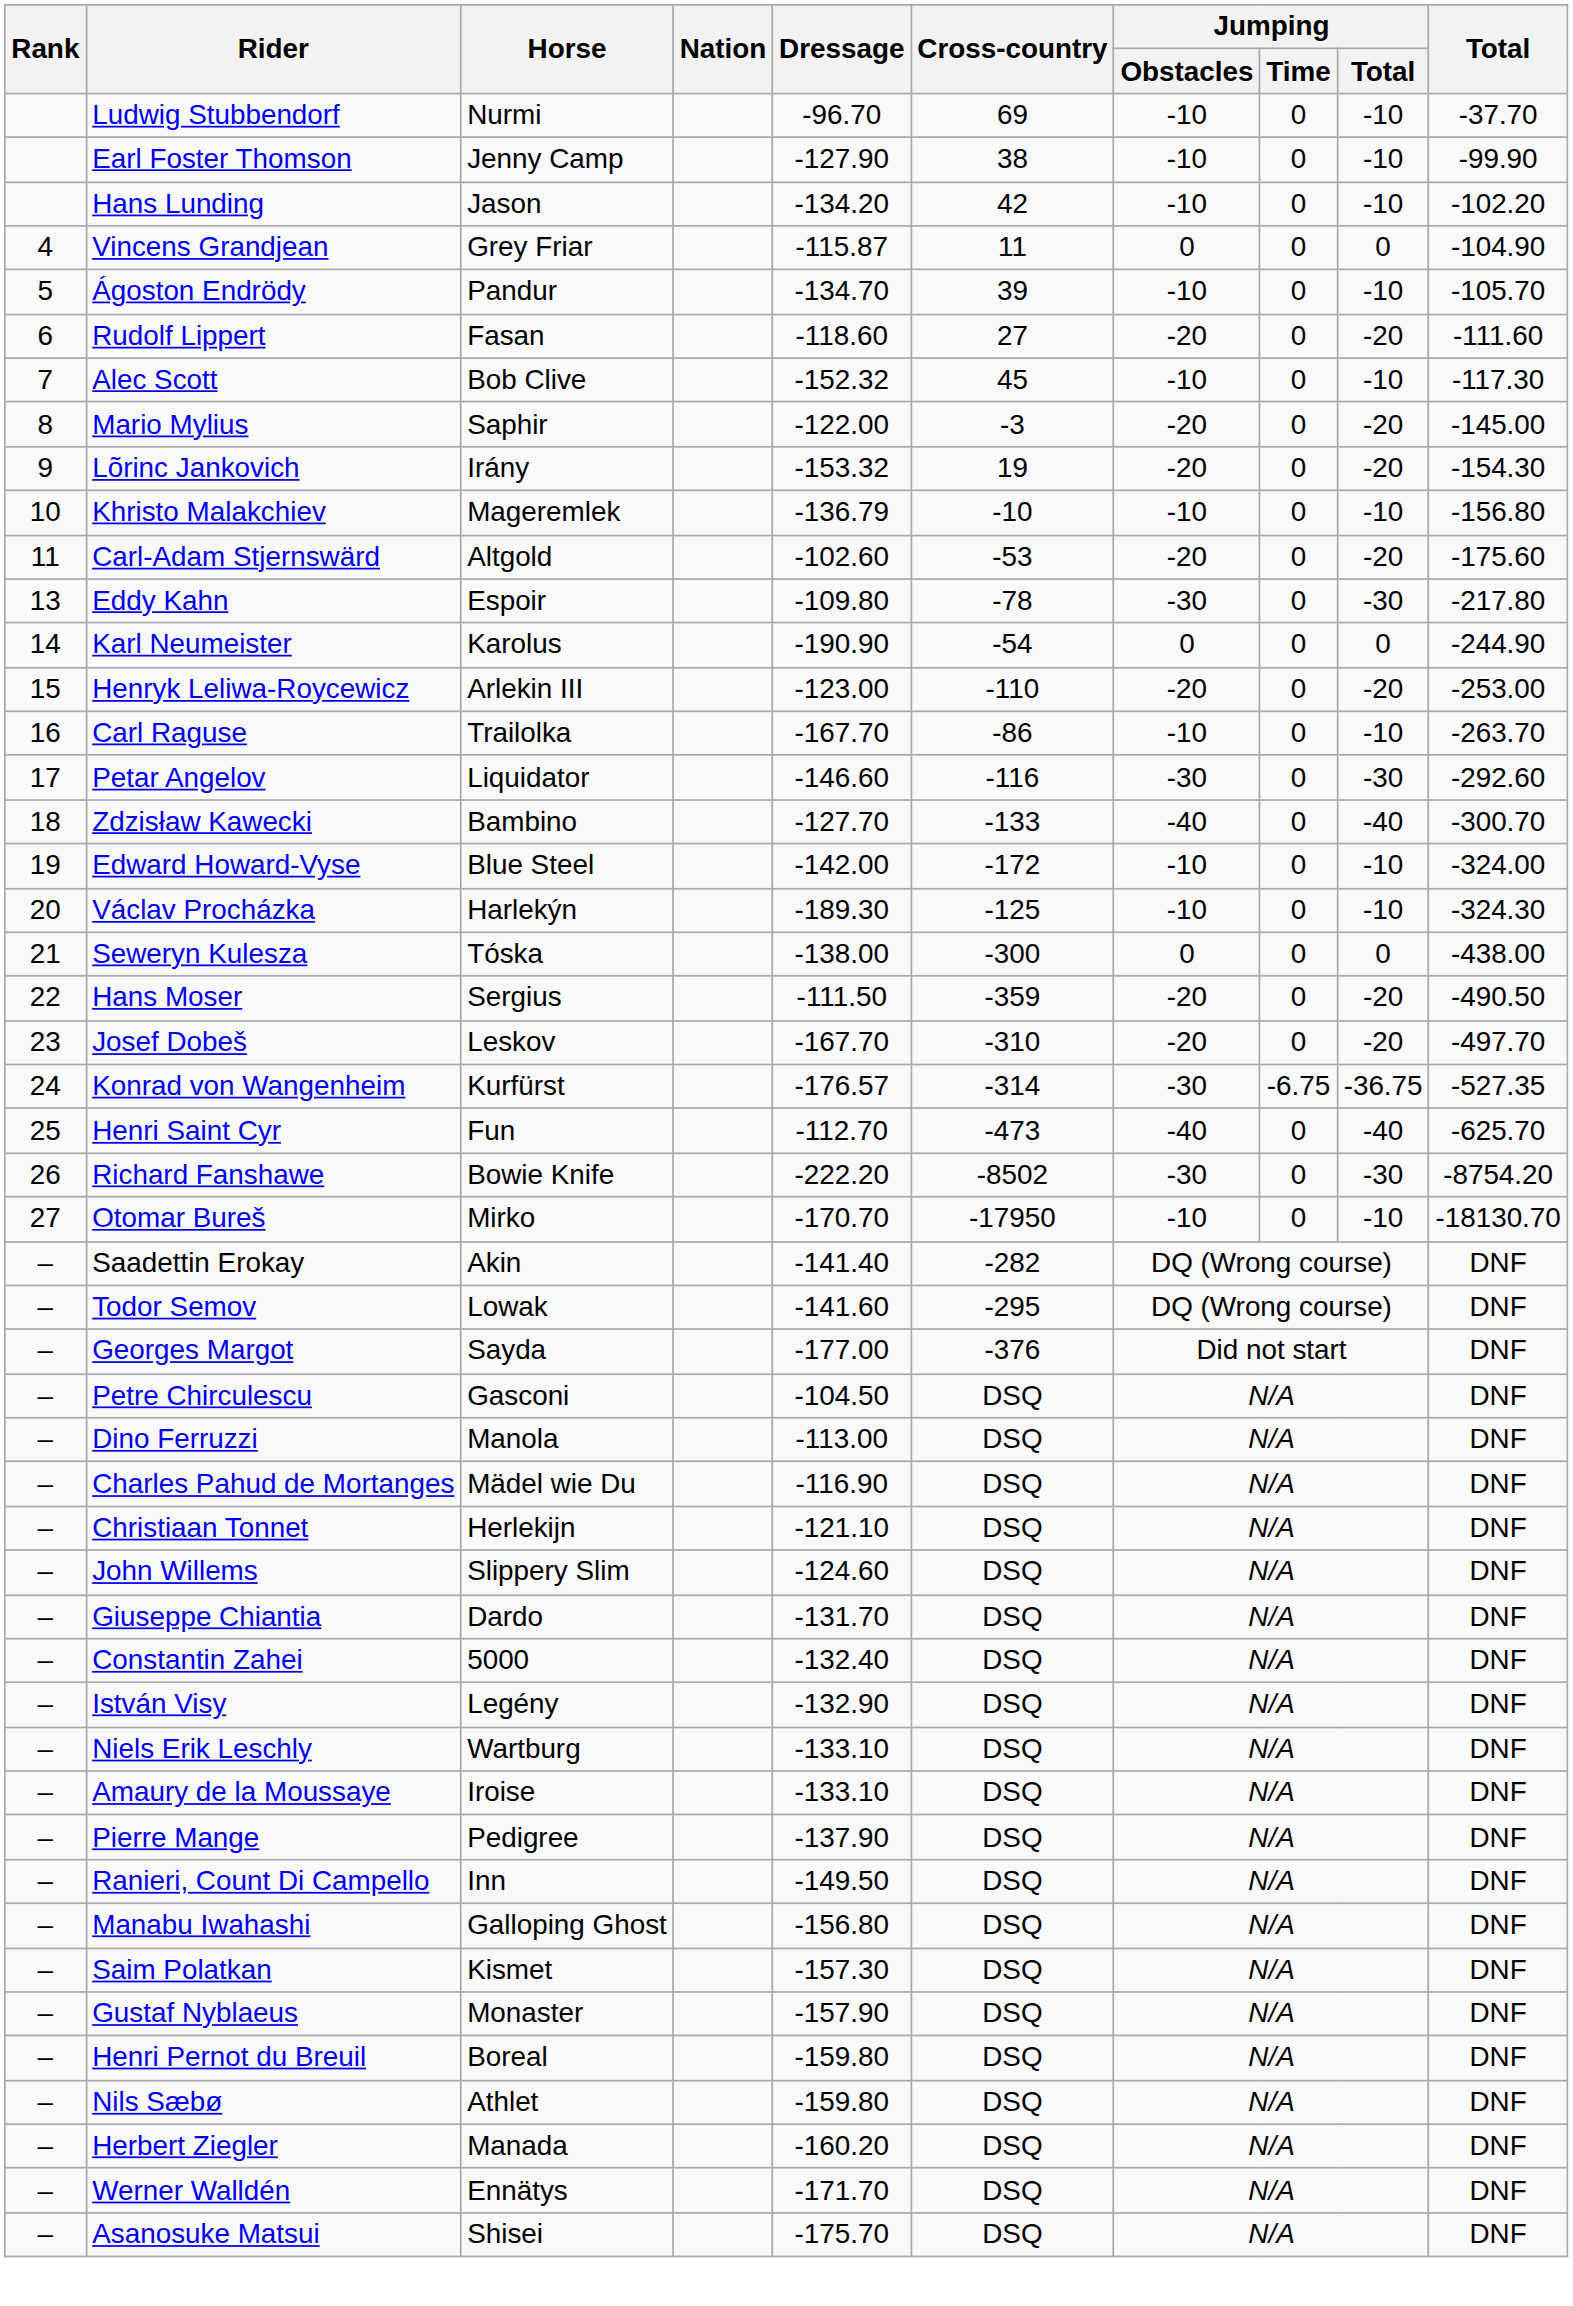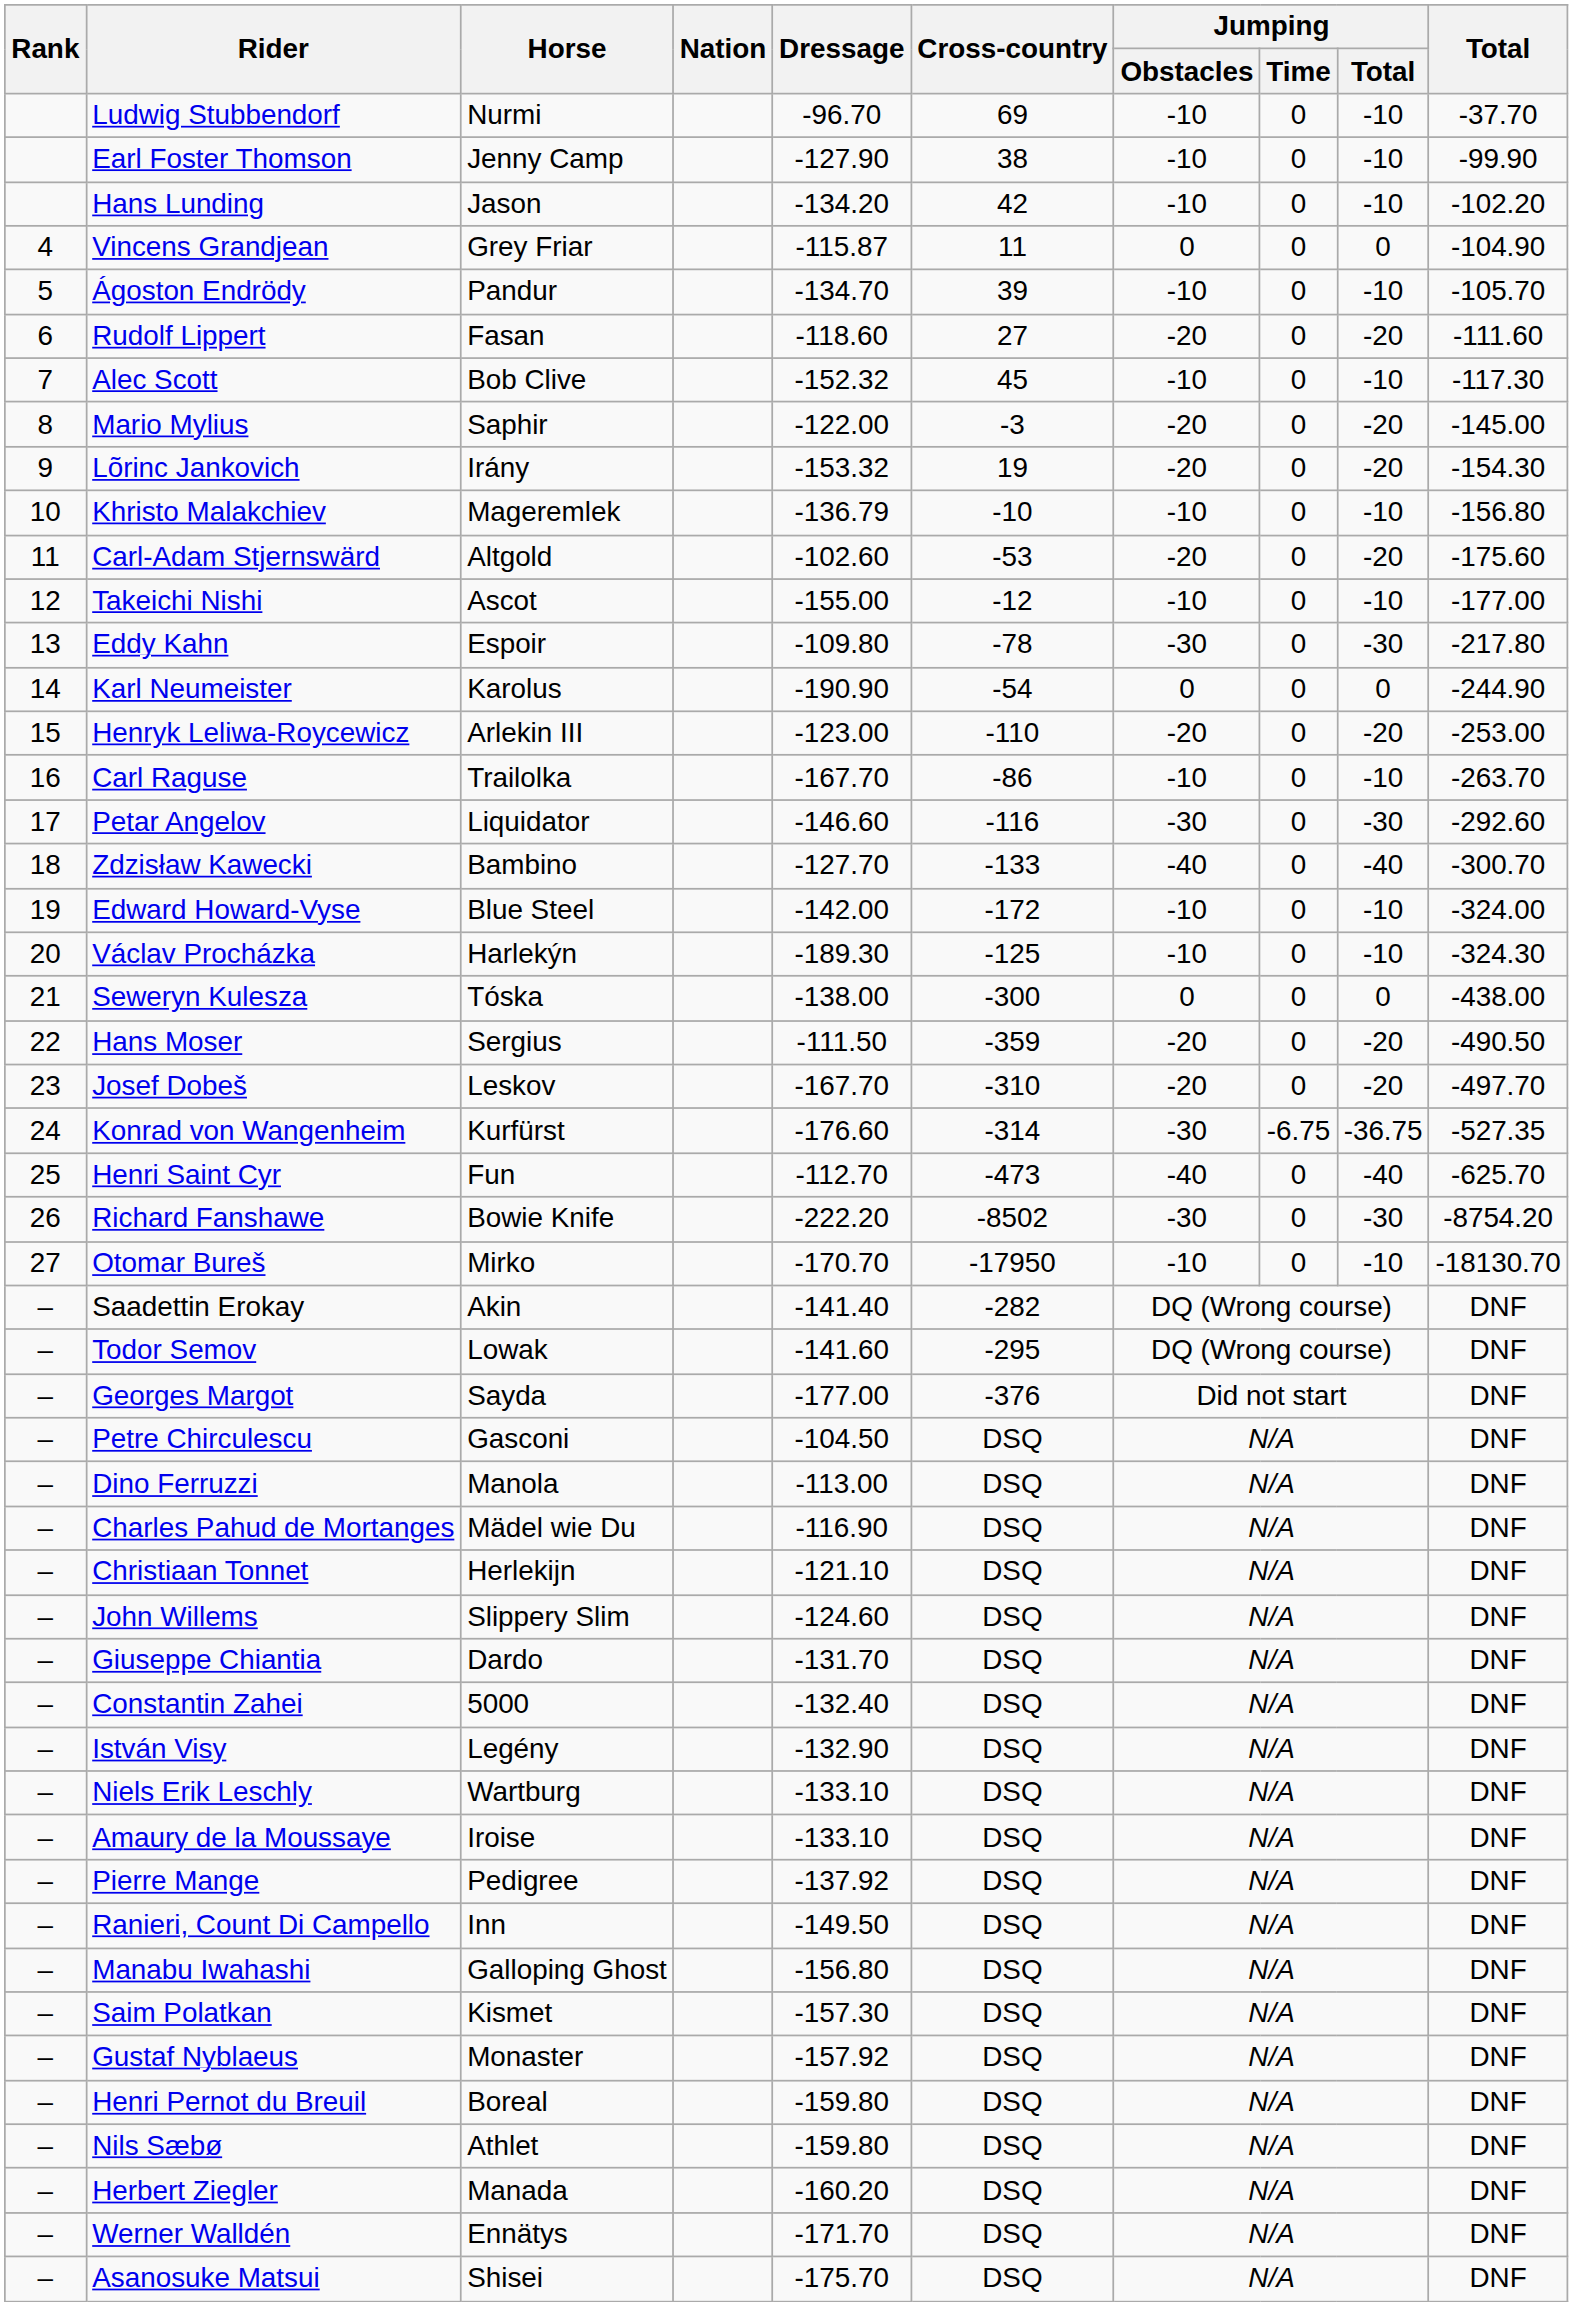+ row: (177, 600)
(842, 1086) -176.57 -> (842, 1130) -176.60
(842, 1836) -137.90 -> (842, 1880) -137.92
(842, 2013) -157.90 -> (842, 2057) -157.92
